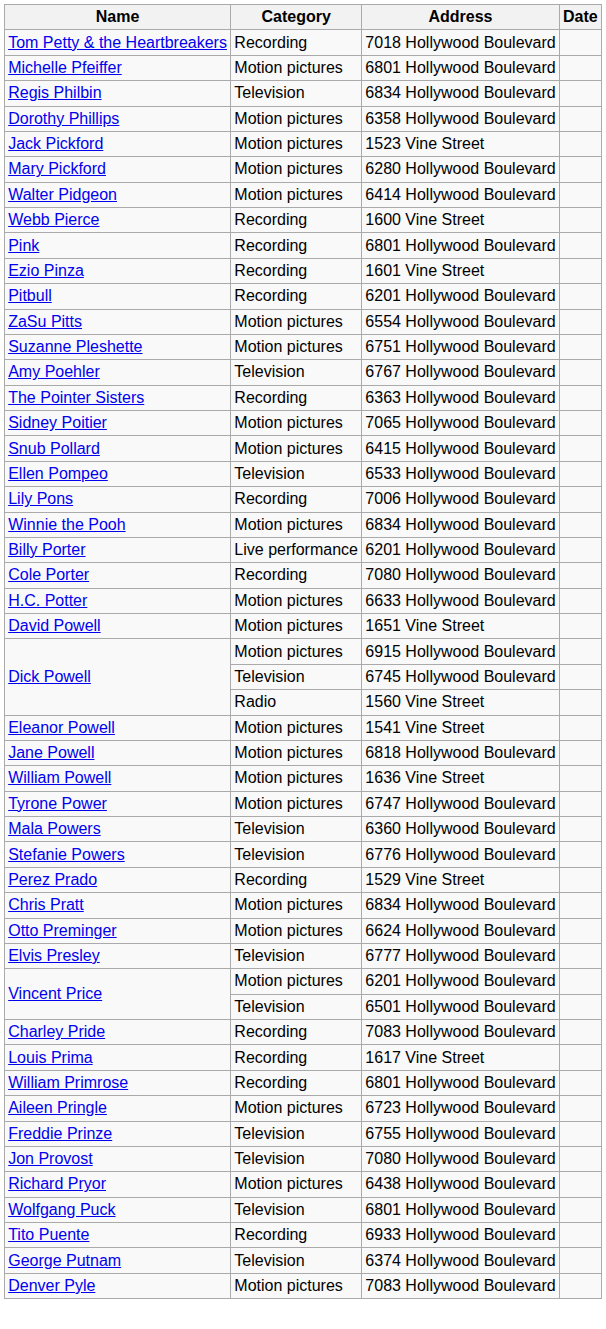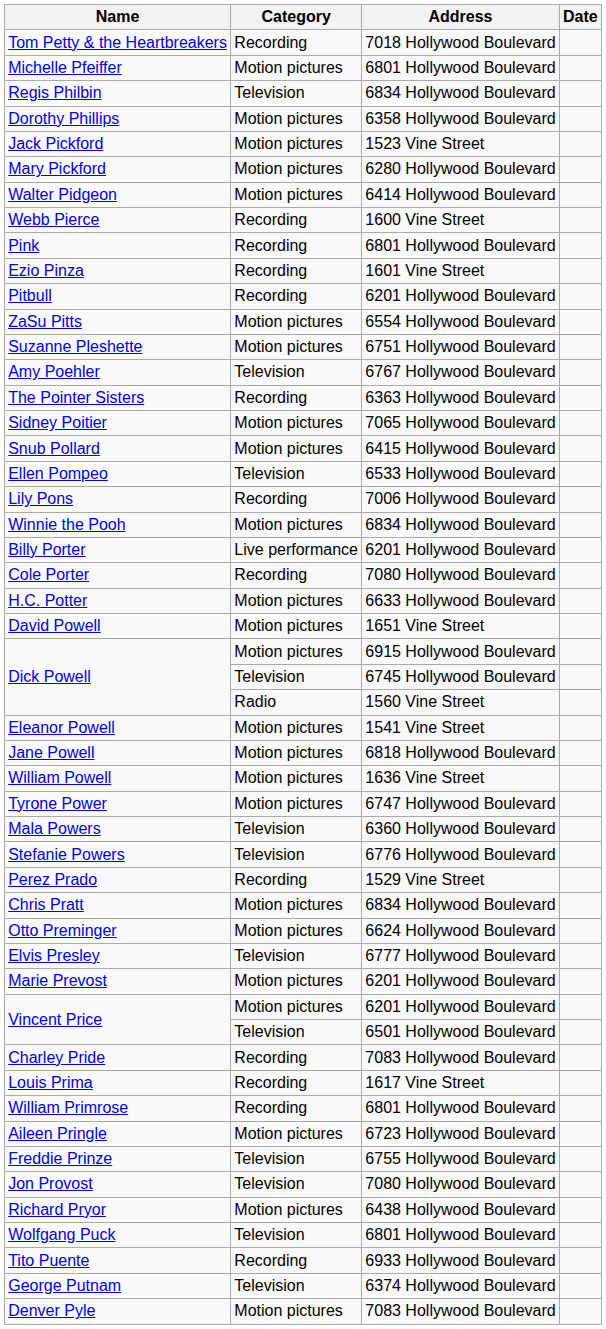+ row: (58, 981)
